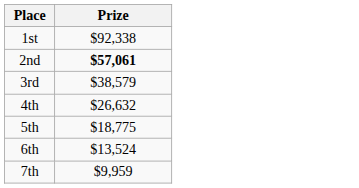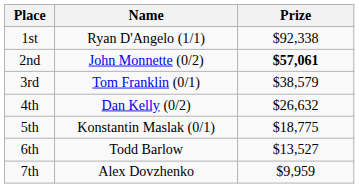+ column: (146, 15)
(113, 149) $13,524 -> (296, 149) $13,527
